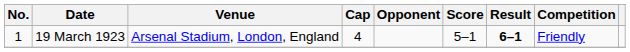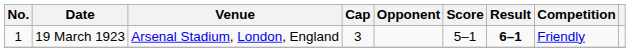(358, 36) 4 -> (358, 36) 3
